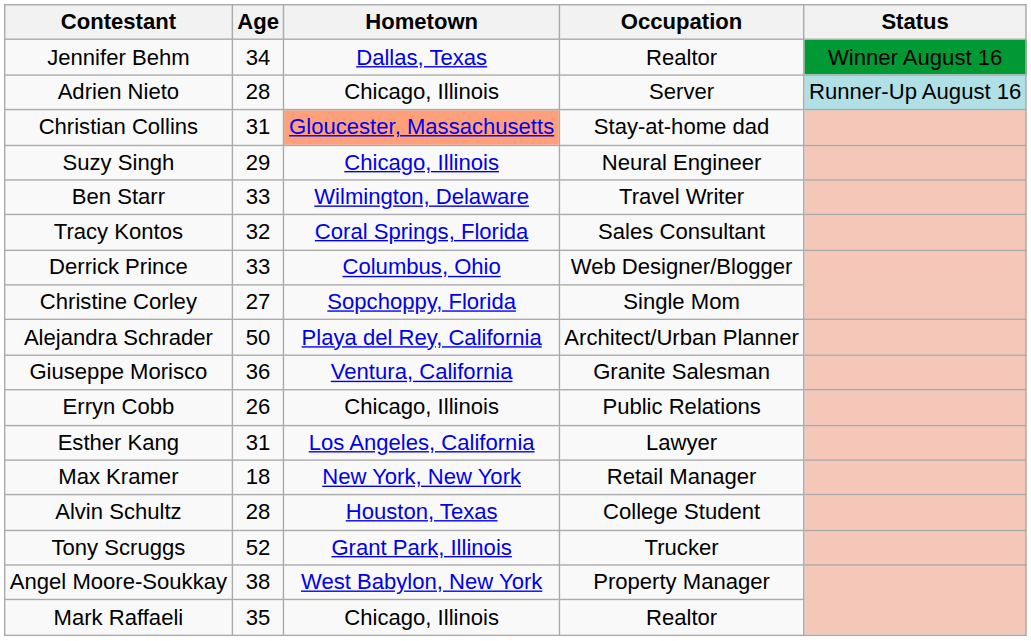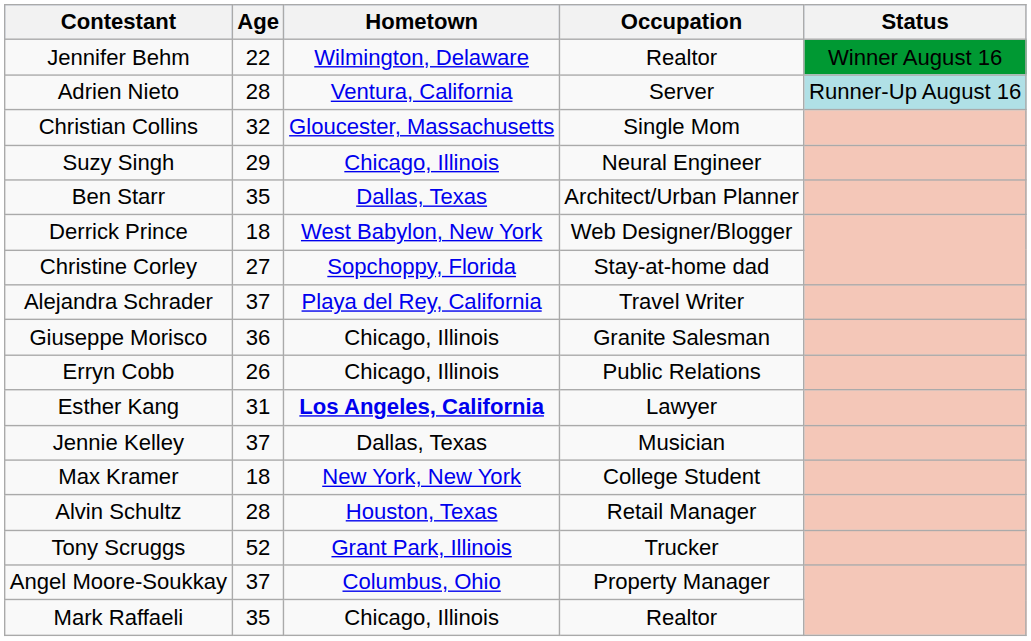(258, 57) 34 -> (258, 57) 22
(422, 57) Dallas, Texas -> (422, 57) Wilmington, Delaware
(422, 92) Chicago, Illinois -> (422, 92) Ventura, California
(258, 127) 31 -> (258, 127) 32
(422, 127) lightsalmon background -> (422, 127) no background
(682, 127) Stay-at-home dad -> (682, 127) Single Mom
(258, 197) 33 -> (258, 197) 35
(422, 197) Wilmington, Delaware -> (422, 197) Dallas, Texas
(682, 197) Travel Writer -> (682, 197) Architect/Urban Planner
- row: (118, 232)
(258, 267) 33 -> (258, 232) 18
(422, 267) Columbus, Ohio -> (422, 232) West Babylon, New York
(682, 302) Single Mom -> (682, 267) Stay-at-home dad
(258, 337) 50 -> (258, 302) 37
(682, 337) Architect/Urban Planner -> (682, 302) Travel Writer
(422, 372) Ventura, California -> (422, 337) Chicago, Illinois
(422, 442) normal -> (422, 407) bold
+ row: (118, 442)
(682, 477) Retail Manager -> (682, 477) College Student
(682, 512) College Student -> (682, 512) Retail Manager
(258, 582) 38 -> (258, 582) 37
(422, 582) West Babylon, New York -> (422, 582) Columbus, Ohio
